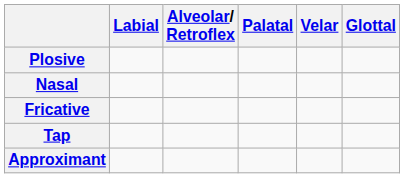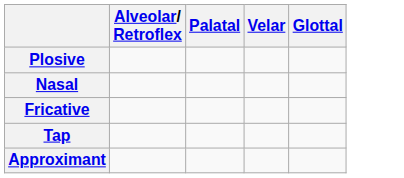- column: (136, 25)
